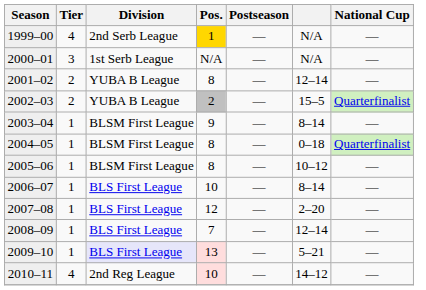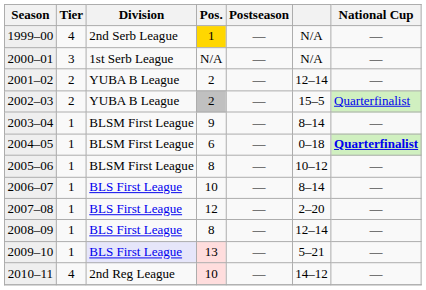(211, 79) 8 -> (211, 79) 2
(211, 144) 8 -> (211, 144) 6
(372, 144) normal -> (376, 144) bold
(211, 230) 7 -> (211, 230) 8
